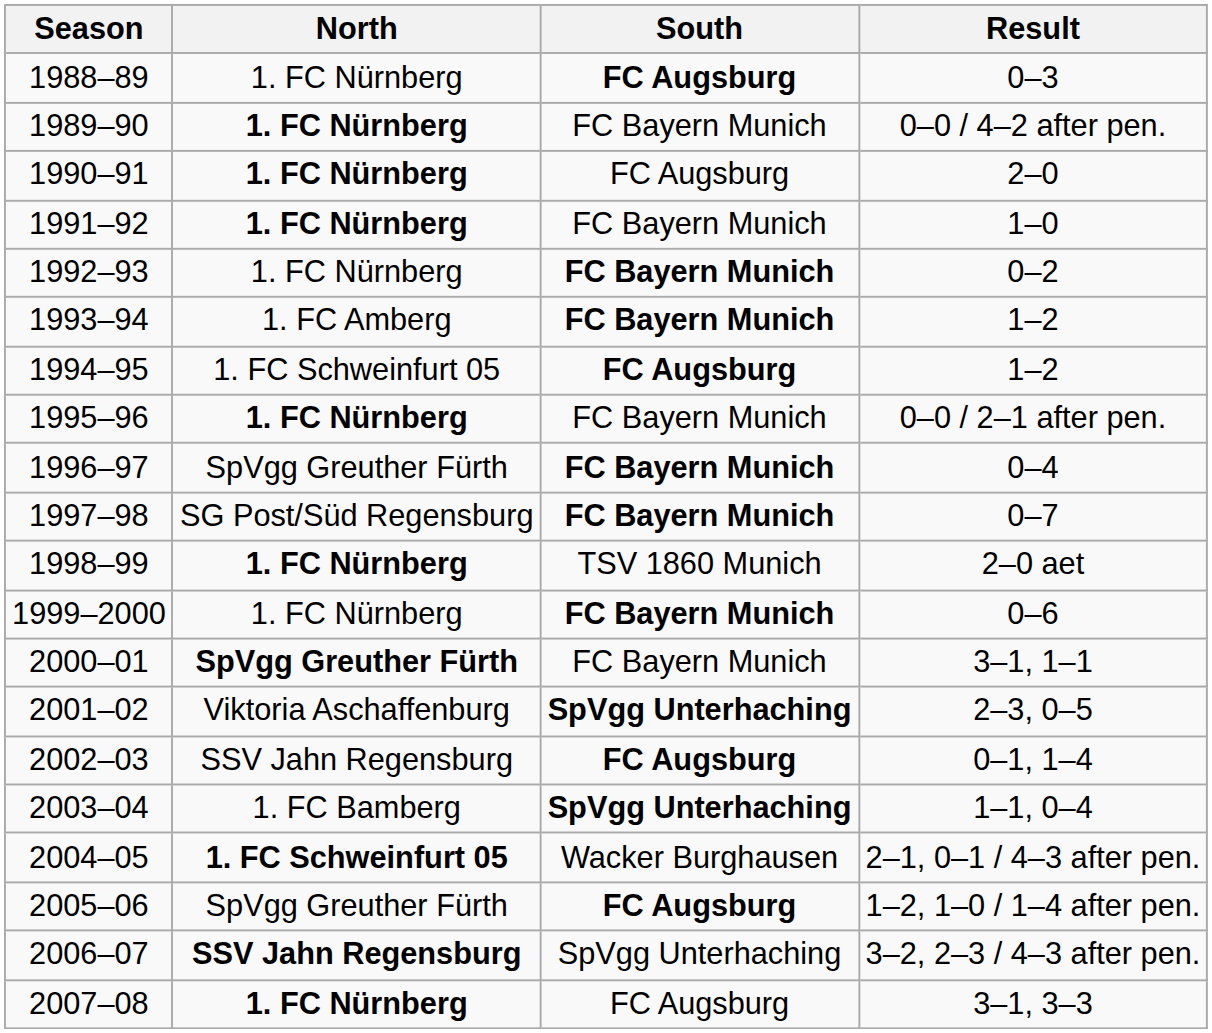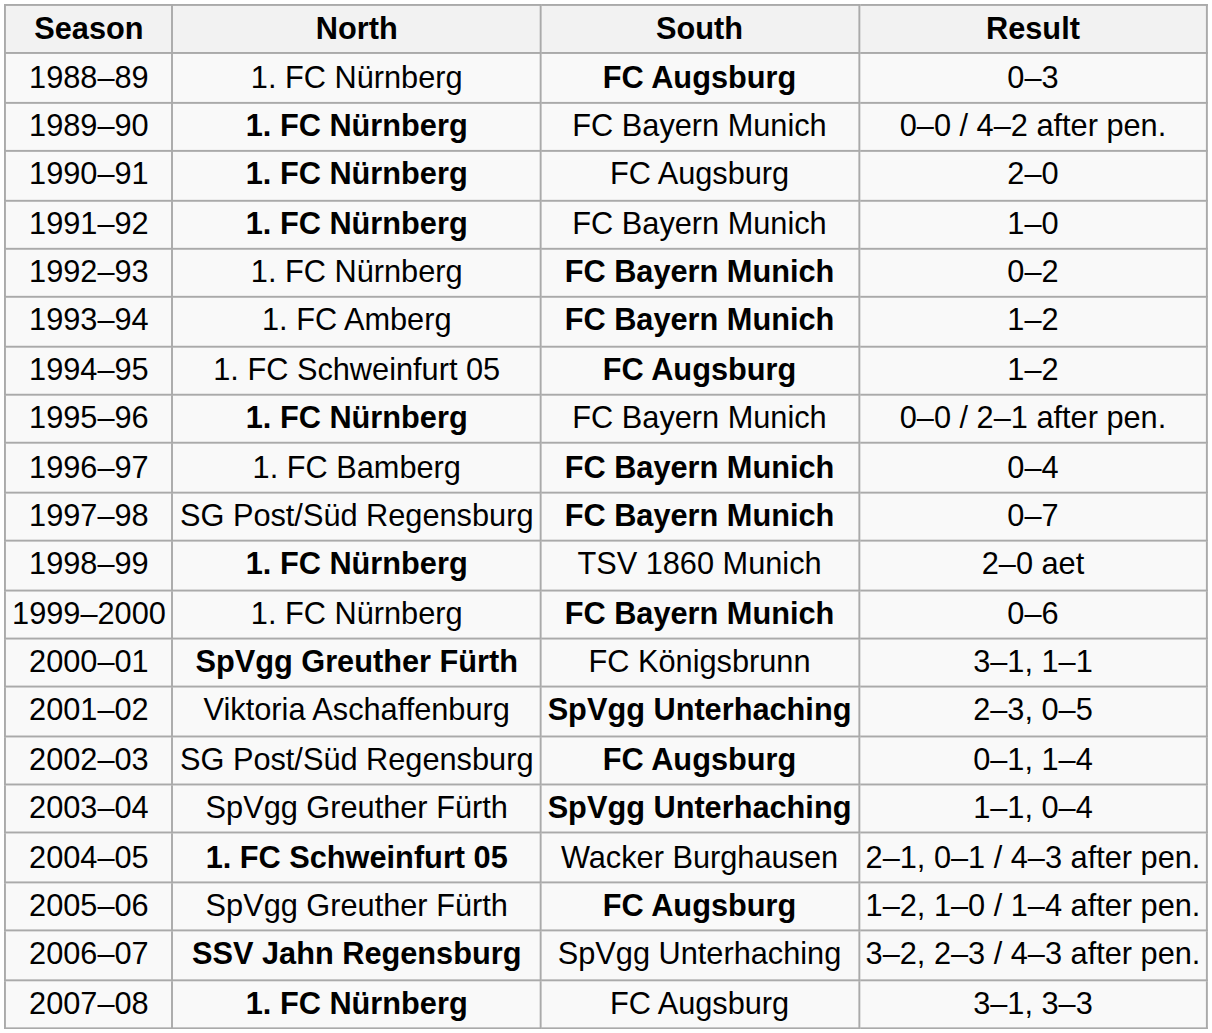(357, 467) SpVgg Greuther Fürth -> (357, 467) 1. FC Bamberg
(700, 662) FC Bayern Munich -> (700, 662) FC Königsbrunn
(357, 759) SSV Jahn Regensburg -> (357, 759) SG Post/Süd Regensburg
(357, 808) 1. FC Bamberg -> (357, 808) SpVgg Greuther Fürth
